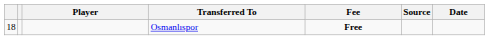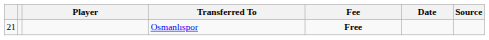columns swapped: (458, 12) <-> (417, 12)
(11, 27) 18 -> (11, 27) 21
